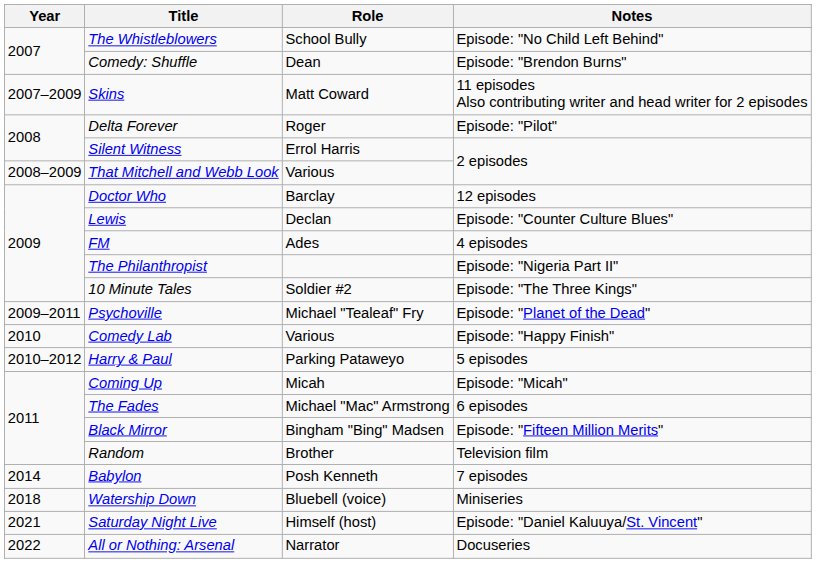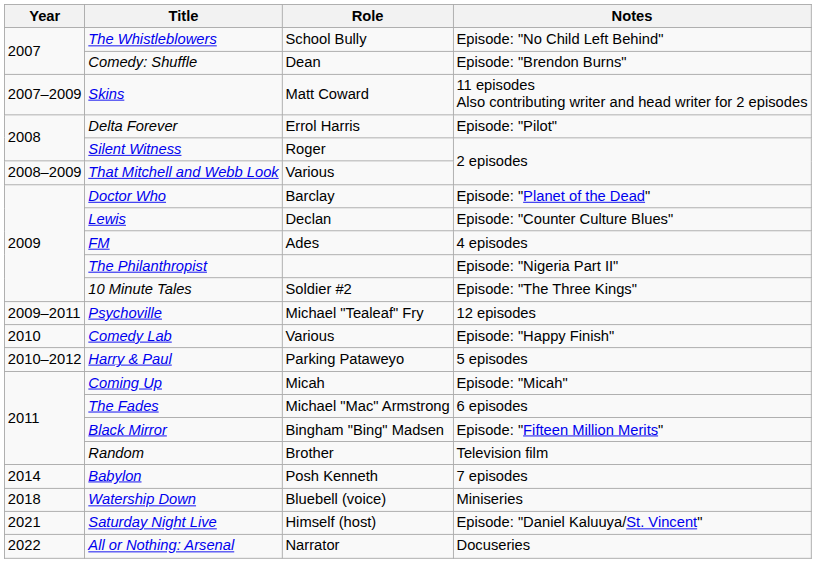(306, 126) Roger -> (323, 126) Errol Harris
(323, 149) Errol Harris -> (306, 149) Roger
(496, 196) 12 episodes -> (553, 196) Episode: "Planet of the Dead"
(553, 312) Episode: "Planet of the Dead" -> (496, 312) 12 episodes
